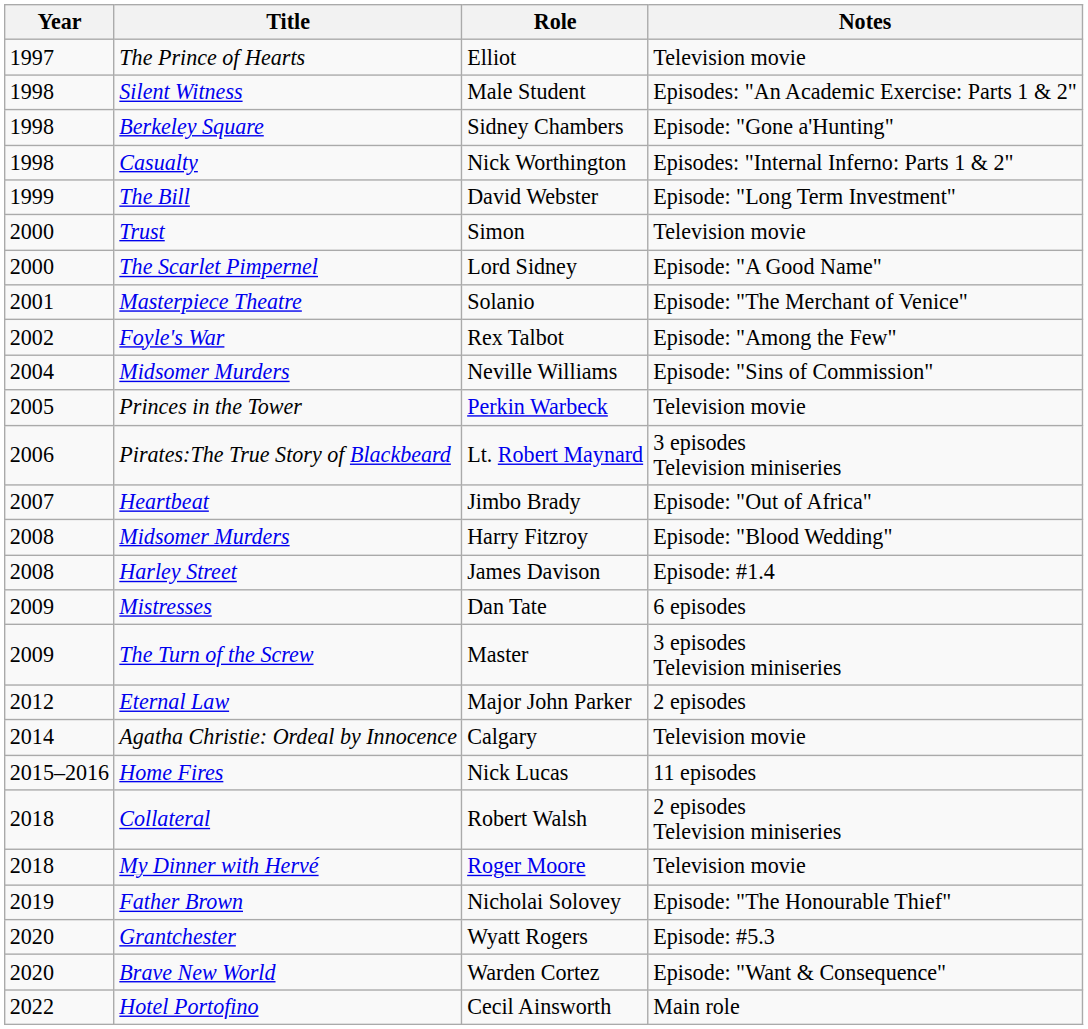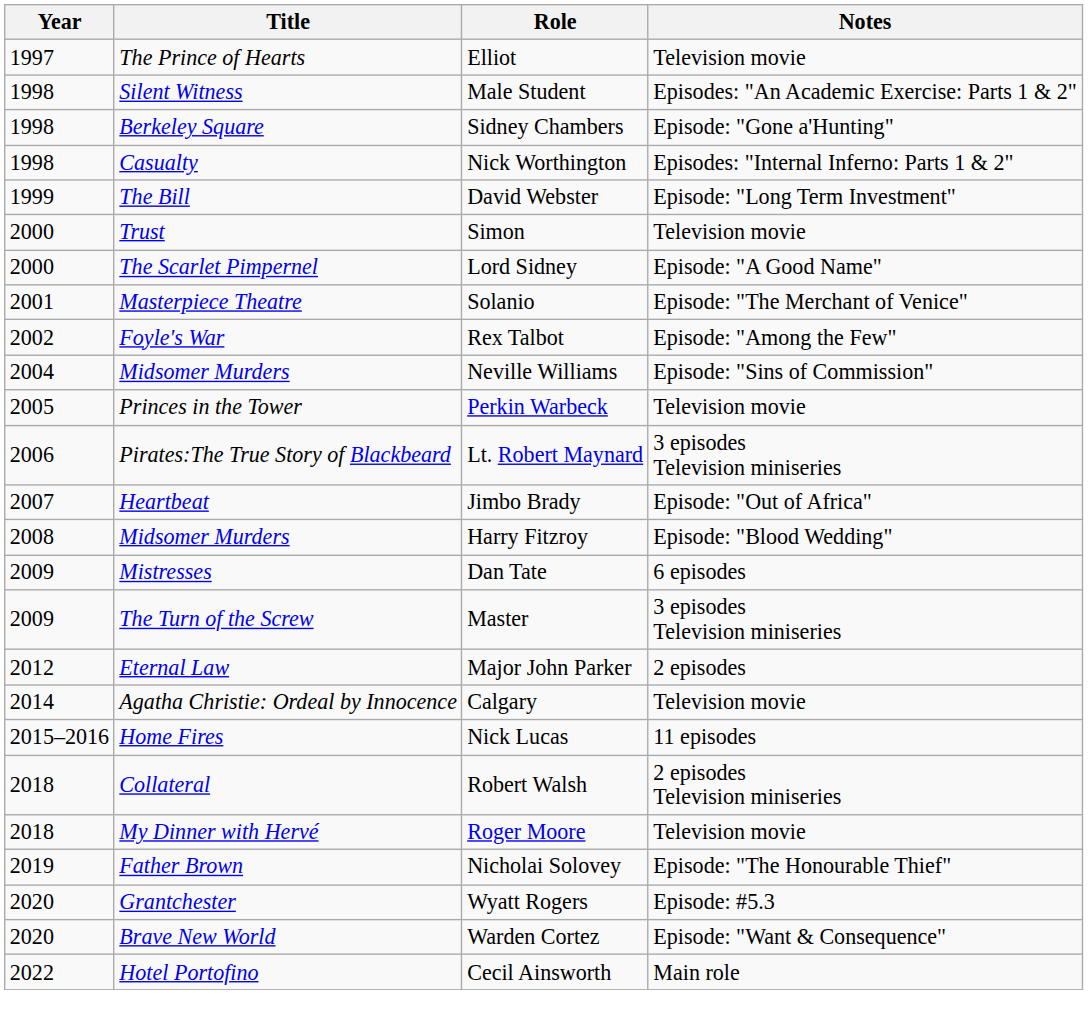- row: (534, 572)
